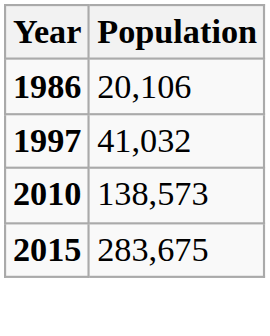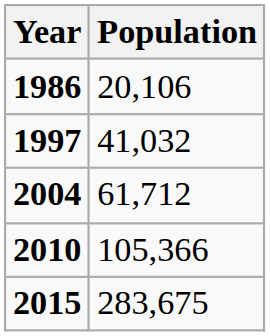+ row: (47, 194)
(153, 194) 138,573 -> (153, 248) 105,366
